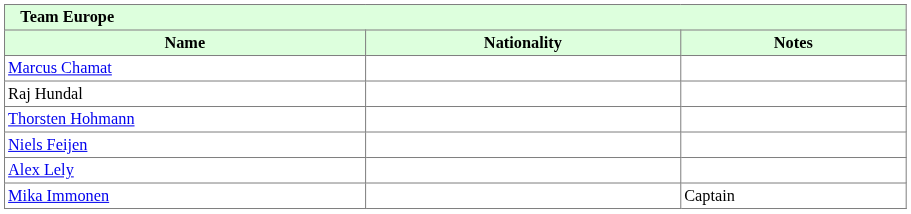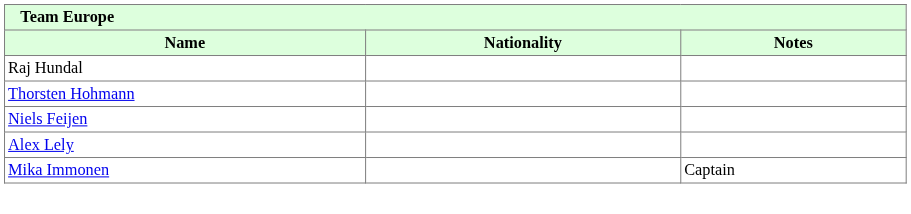- row: (60, 68)
